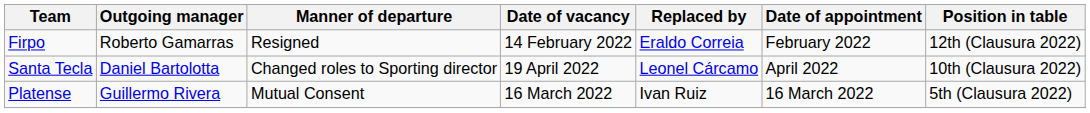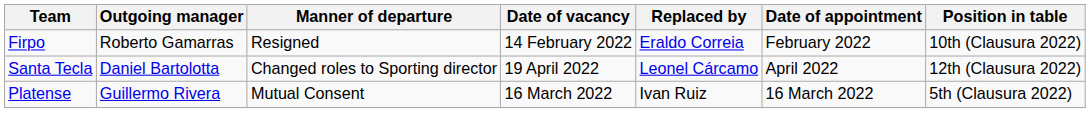(1005, 42) 12th (Clausura 2022) -> (1005, 42) 10th (Clausura 2022)
(1005, 68) 10th (Clausura 2022) -> (1005, 68) 12th (Clausura 2022)
